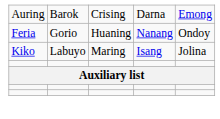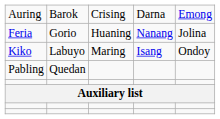(194, 32) Ondoy -> (192, 32) Jolina
(192, 51) Jolina -> (194, 51) Ondoy
+ row: (26, 70)
